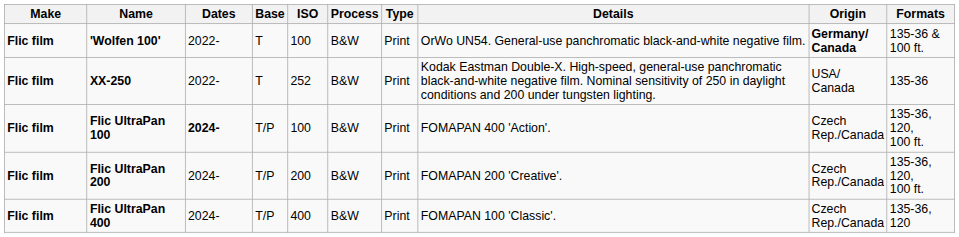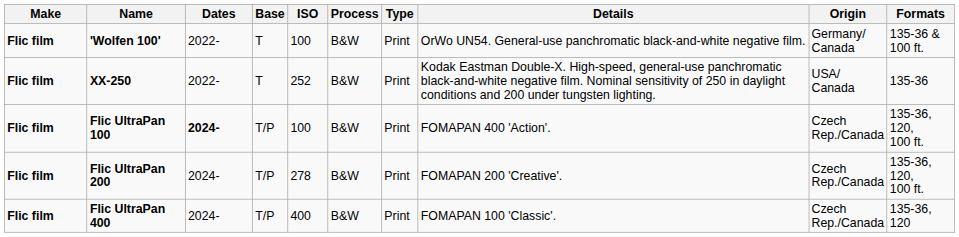(840, 40) bold -> (839, 40) normal
(301, 175) 200 -> (301, 175) 278
